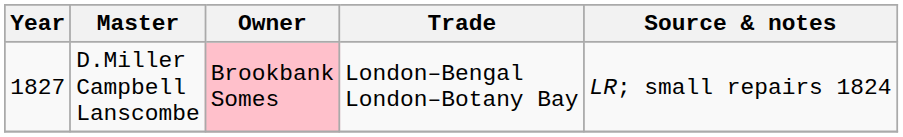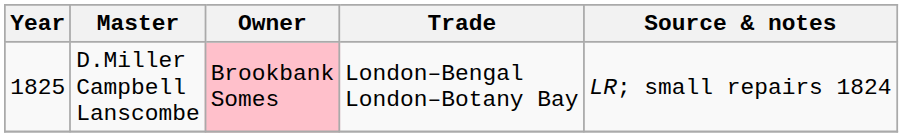(38, 87) 1827 -> (38, 87) 1825
